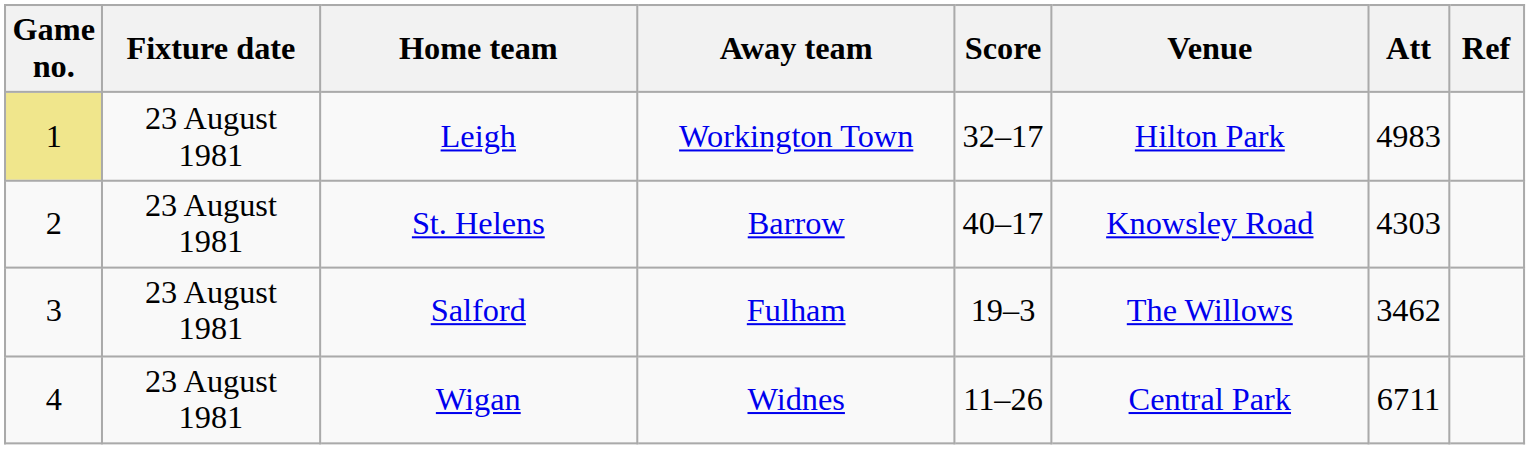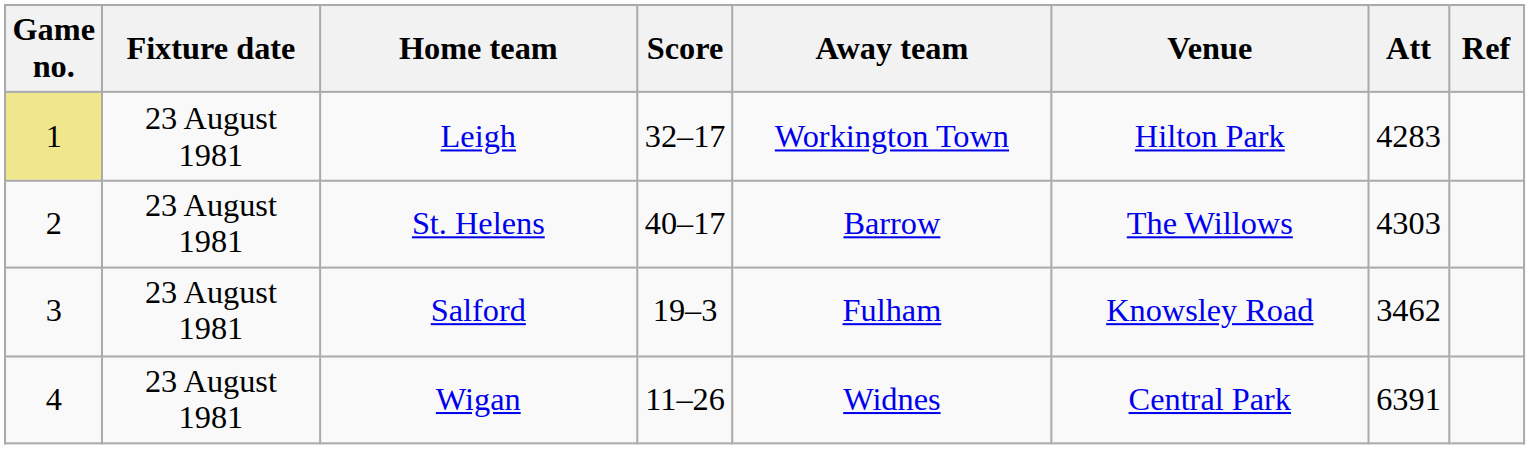columns swapped: (1003, 48) <-> (796, 48)
(1409, 135) 4983 -> (1409, 135) 4283
(1210, 223) Knowsley Road -> (1210, 223) The Willows
(1210, 311) The Willows -> (1210, 311) Knowsley Road
(1409, 398) 6711 -> (1409, 398) 6391
